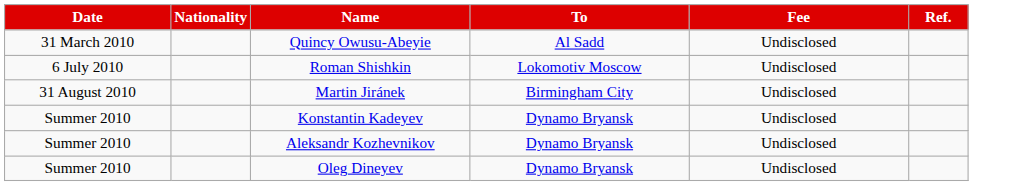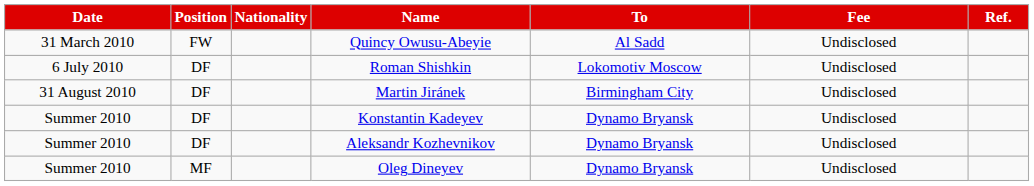+ column: (201, 17)
